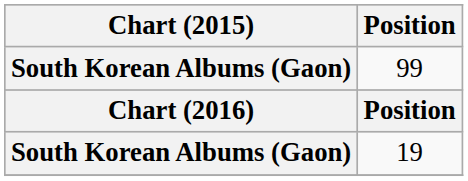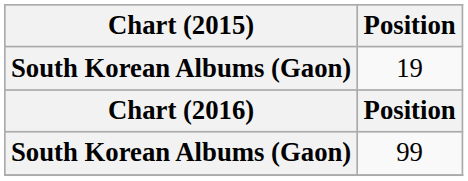rows swapped: (410, 152) <-> (410, 68)
